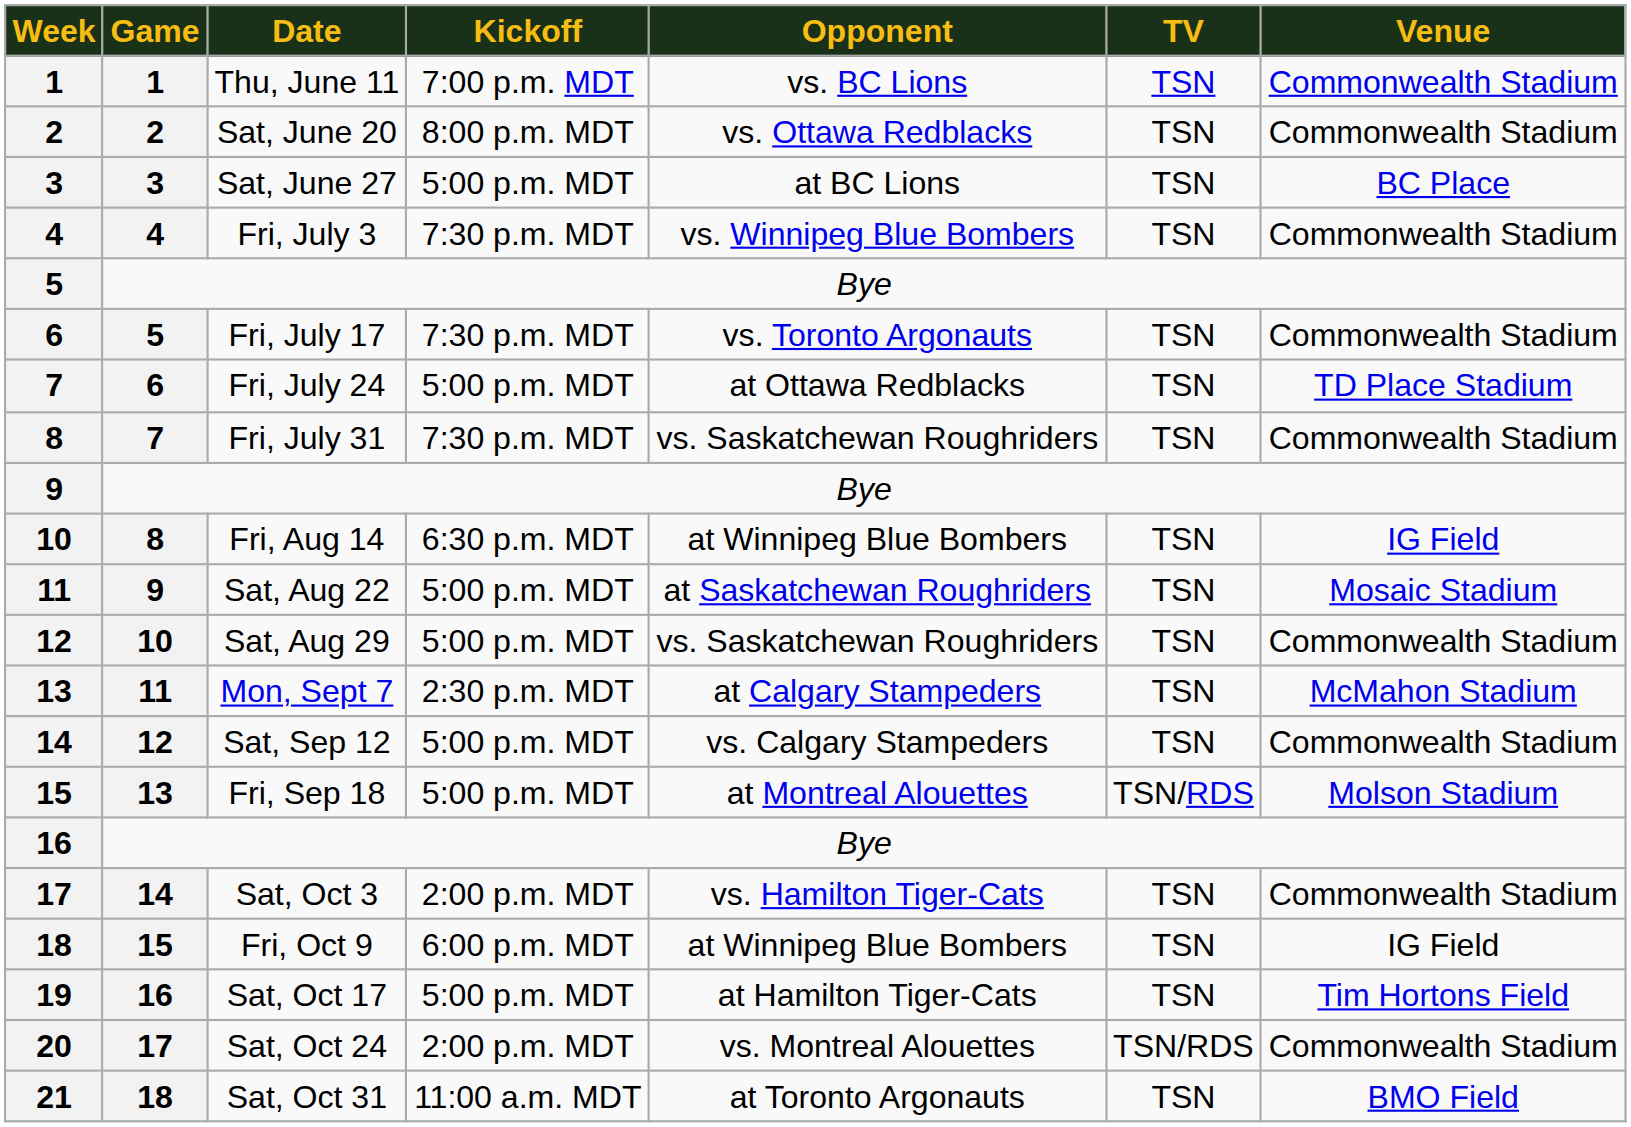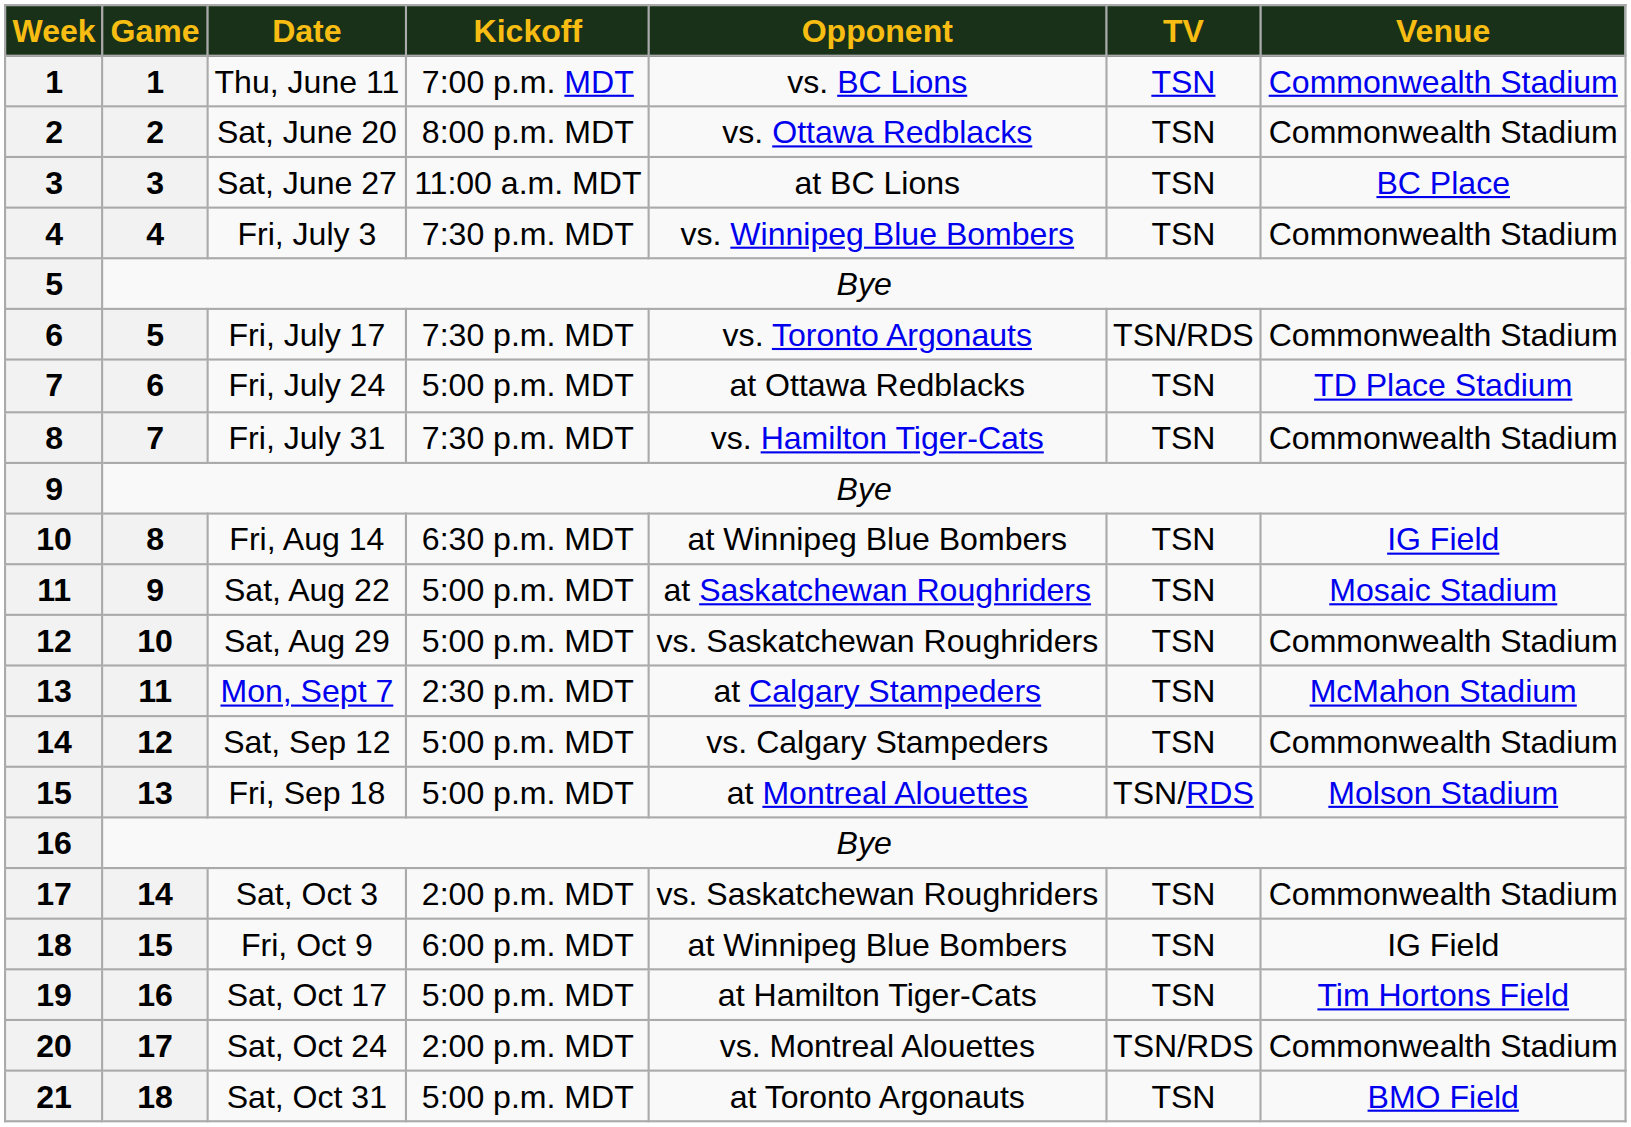(528, 183) 5:00 p.m. MDT -> (528, 183) 11:00 a.m. MDT
(1183, 335) TSN -> (1183, 335) TSN/RDS
(877, 437) vs. Saskatchewan Roughriders -> (877, 437) vs. Hamilton Tiger-Cats
(877, 894) vs. Hamilton Tiger-Cats -> (877, 894) vs. Saskatchewan Roughriders
(528, 1097) 11:00 a.m. MDT -> (528, 1097) 5:00 p.m. MDT
